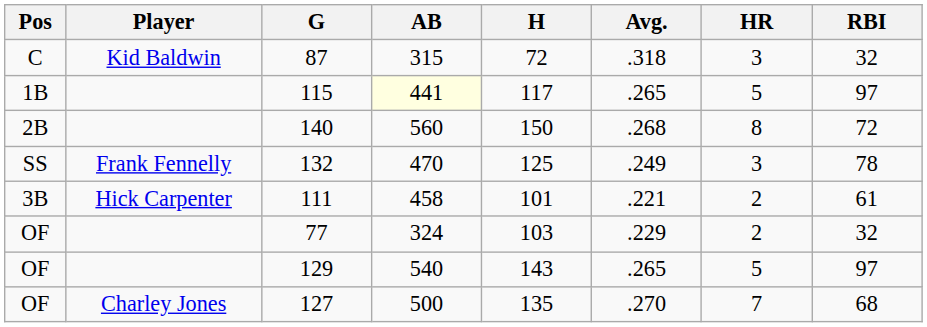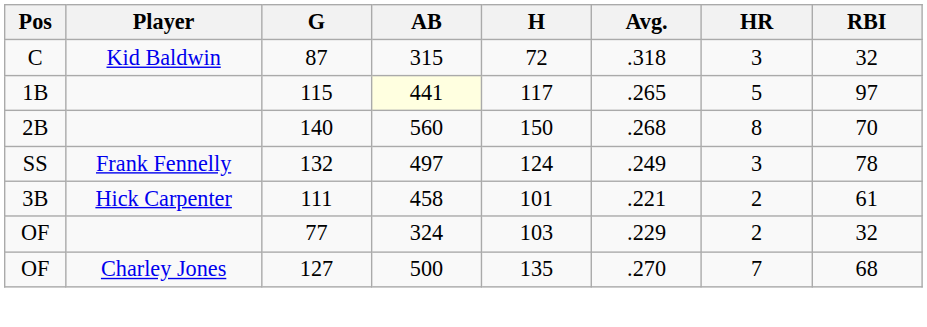(867, 127) 72 -> (867, 127) 70
(426, 163) 470 -> (426, 163) 497
(537, 163) 125 -> (537, 163) 124
- row: (316, 269)
